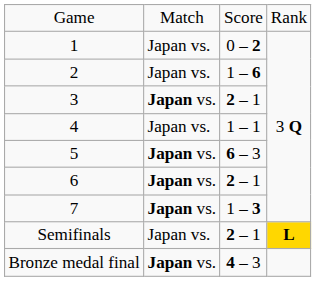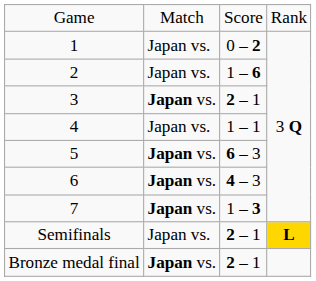(243, 180) 2 – 1 -> (243, 180) 4 – 3
(243, 262) 4 – 3 -> (243, 262) 2 – 1
